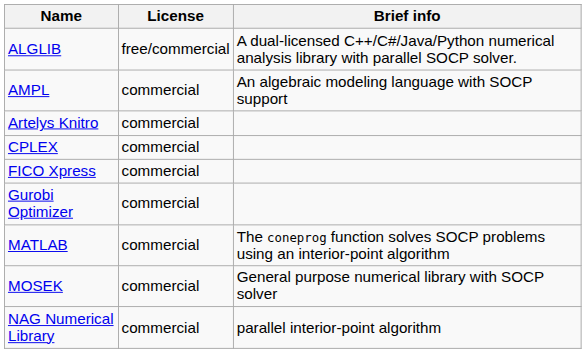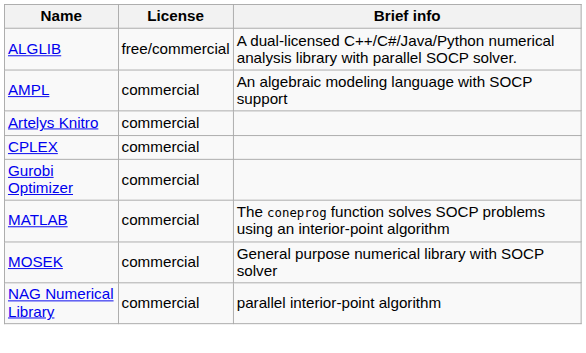- row: (52, 171)
